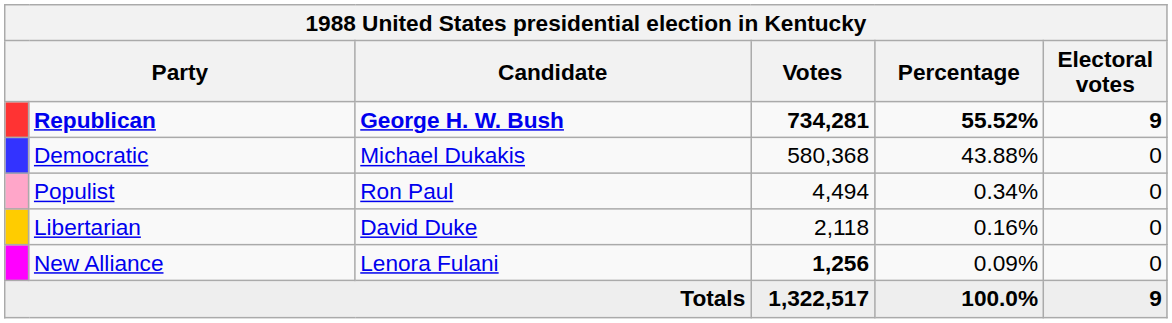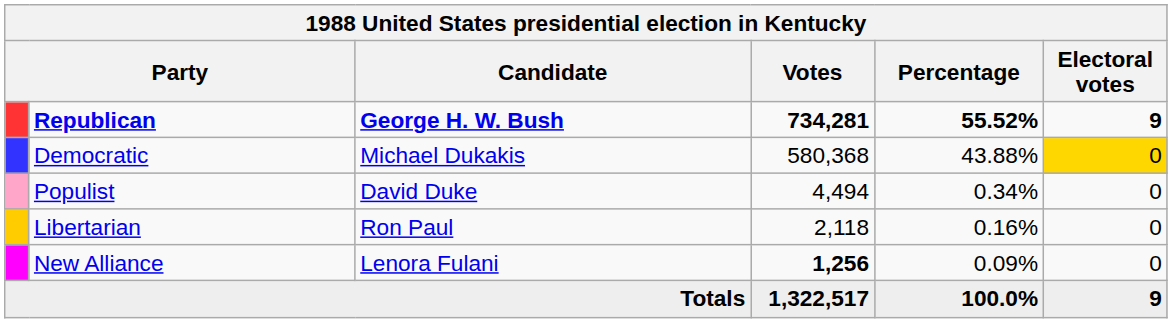(1156, 156) no background -> (1156, 156) gold background
(407, 192) Ron Paul -> (419, 192) David Duke
(419, 227) David Duke -> (407, 227) Ron Paul
